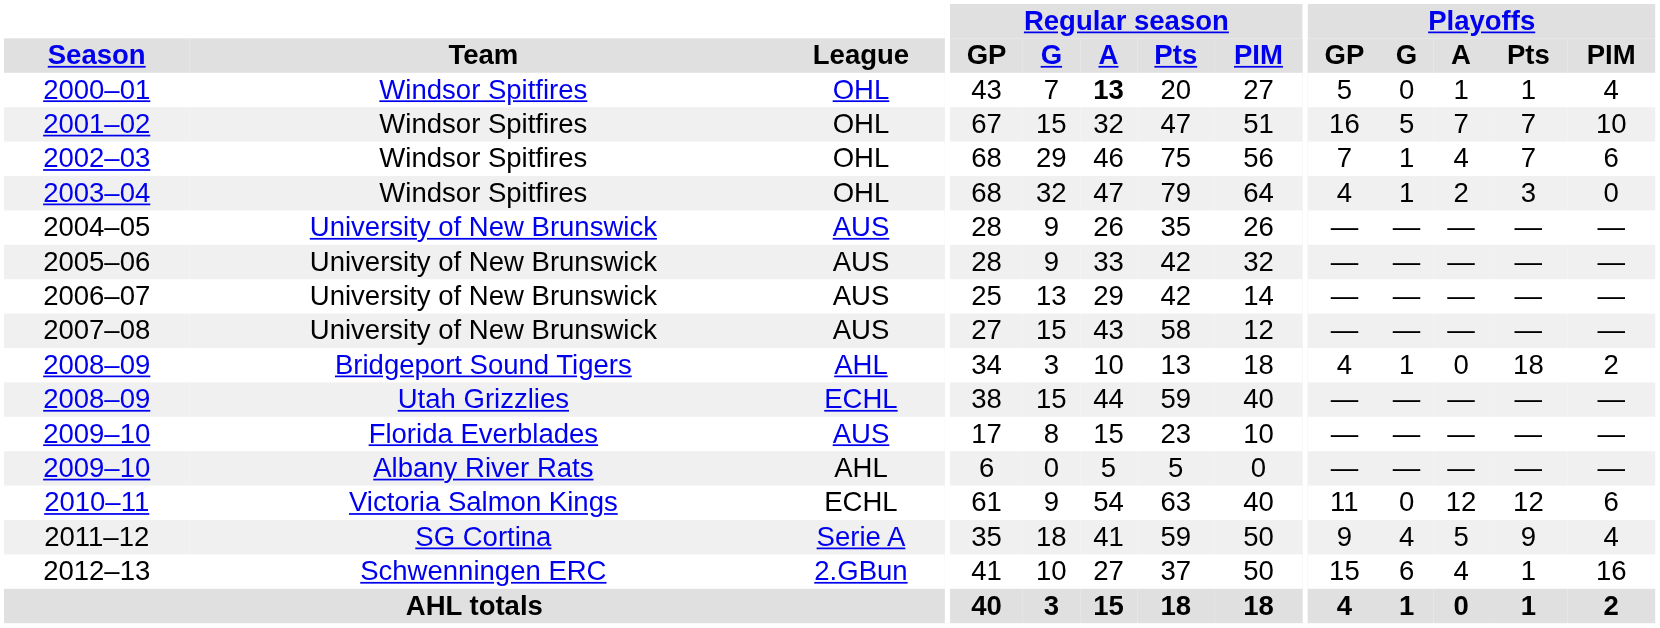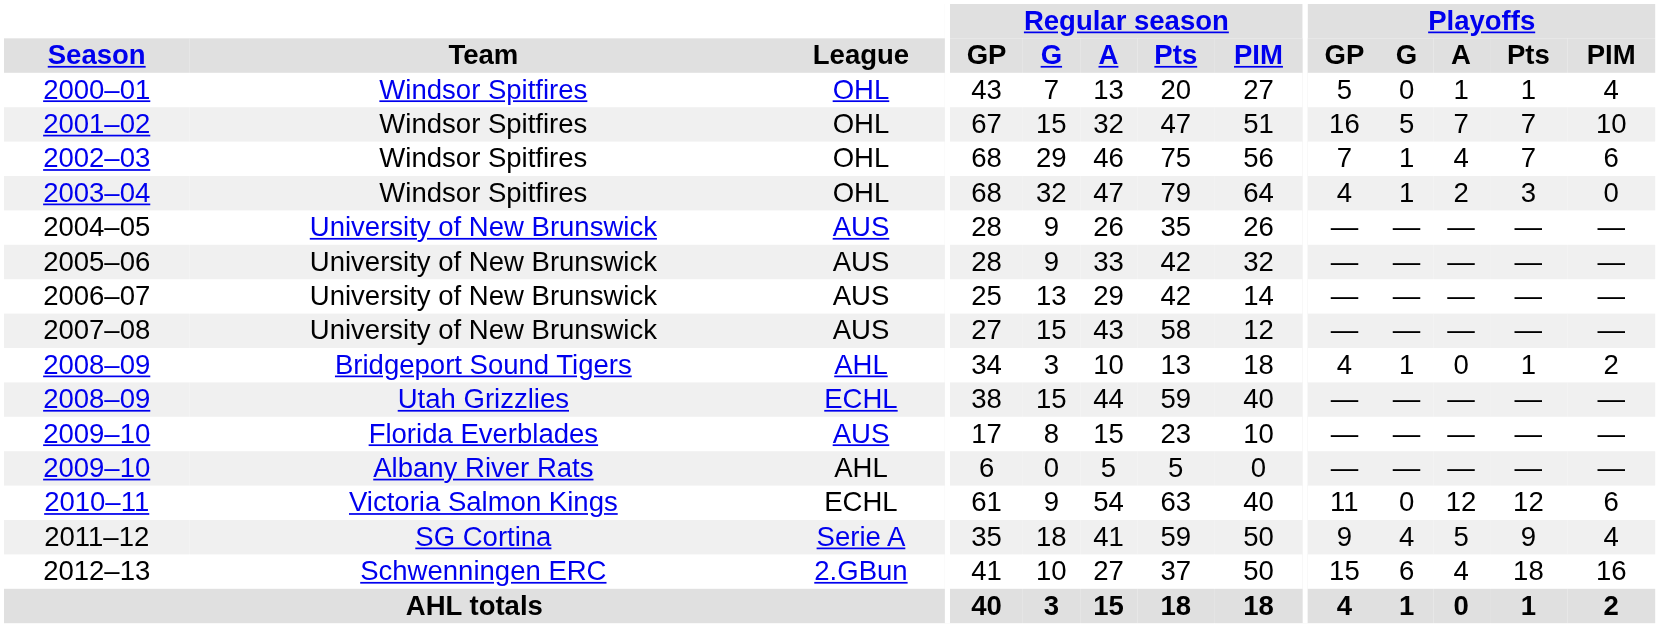(1108, 89) bold -> (1108, 89) normal
(1528, 364) 18 -> (1528, 364) 1
(1528, 571) 1 -> (1528, 571) 18
